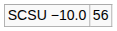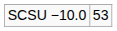(101, 15) 56 -> (101, 15) 53
